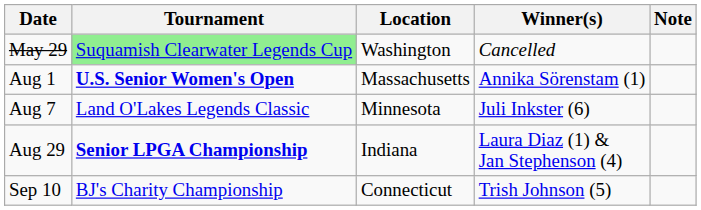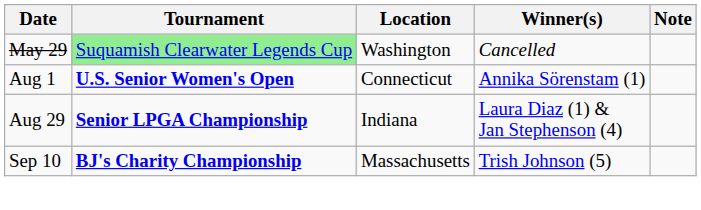(415, 79) Massachusetts -> (406, 79) Connecticut
- row: (32, 109)
(179, 190) normal -> (189, 160) bold
(406, 190) Connecticut -> (415, 160) Massachusetts
